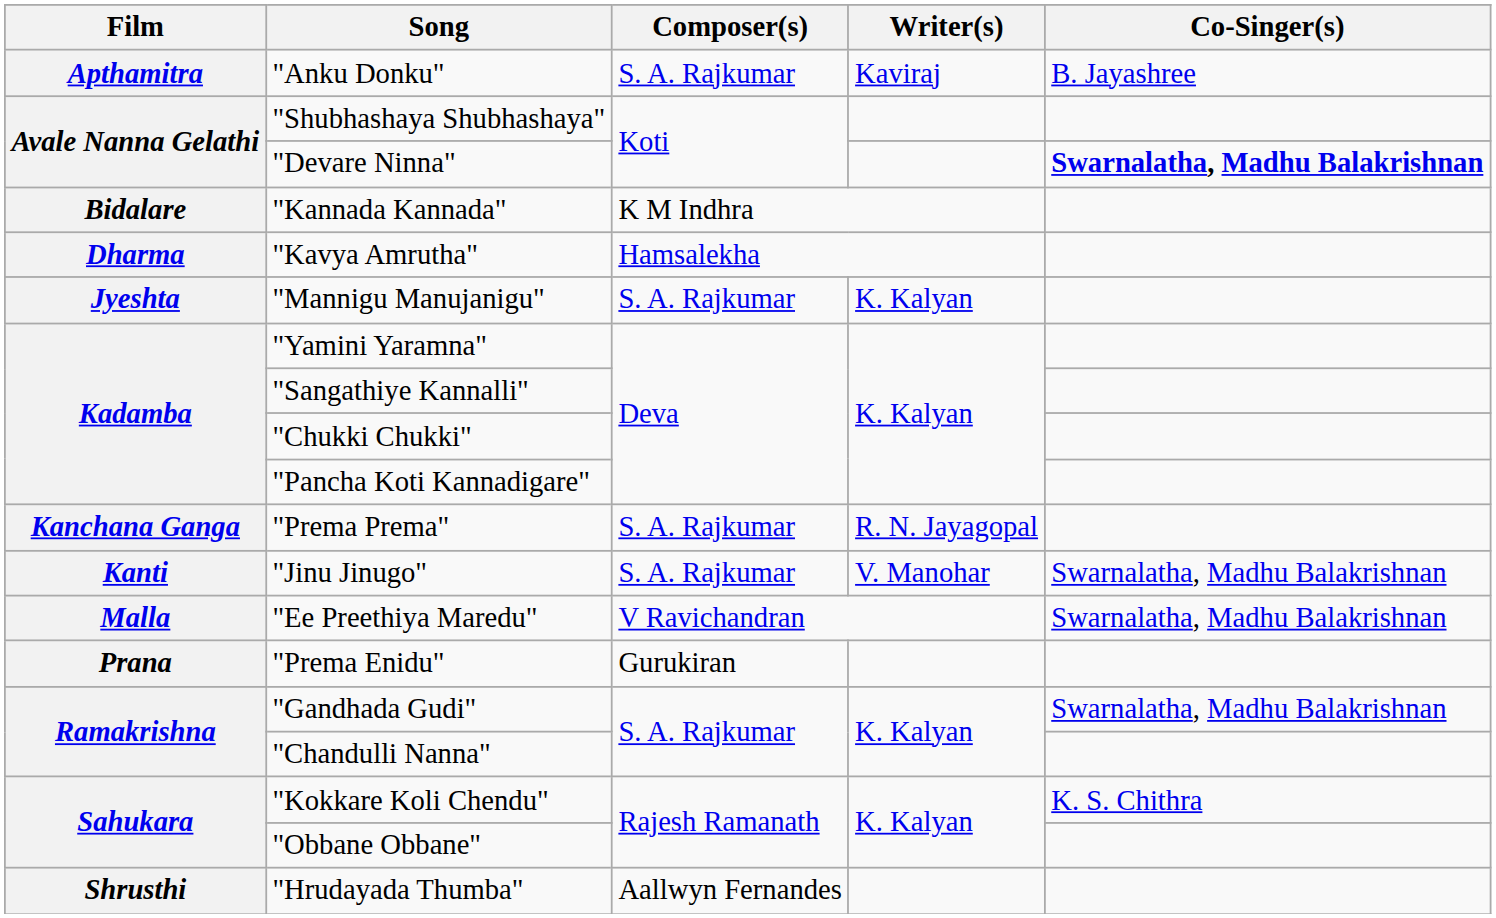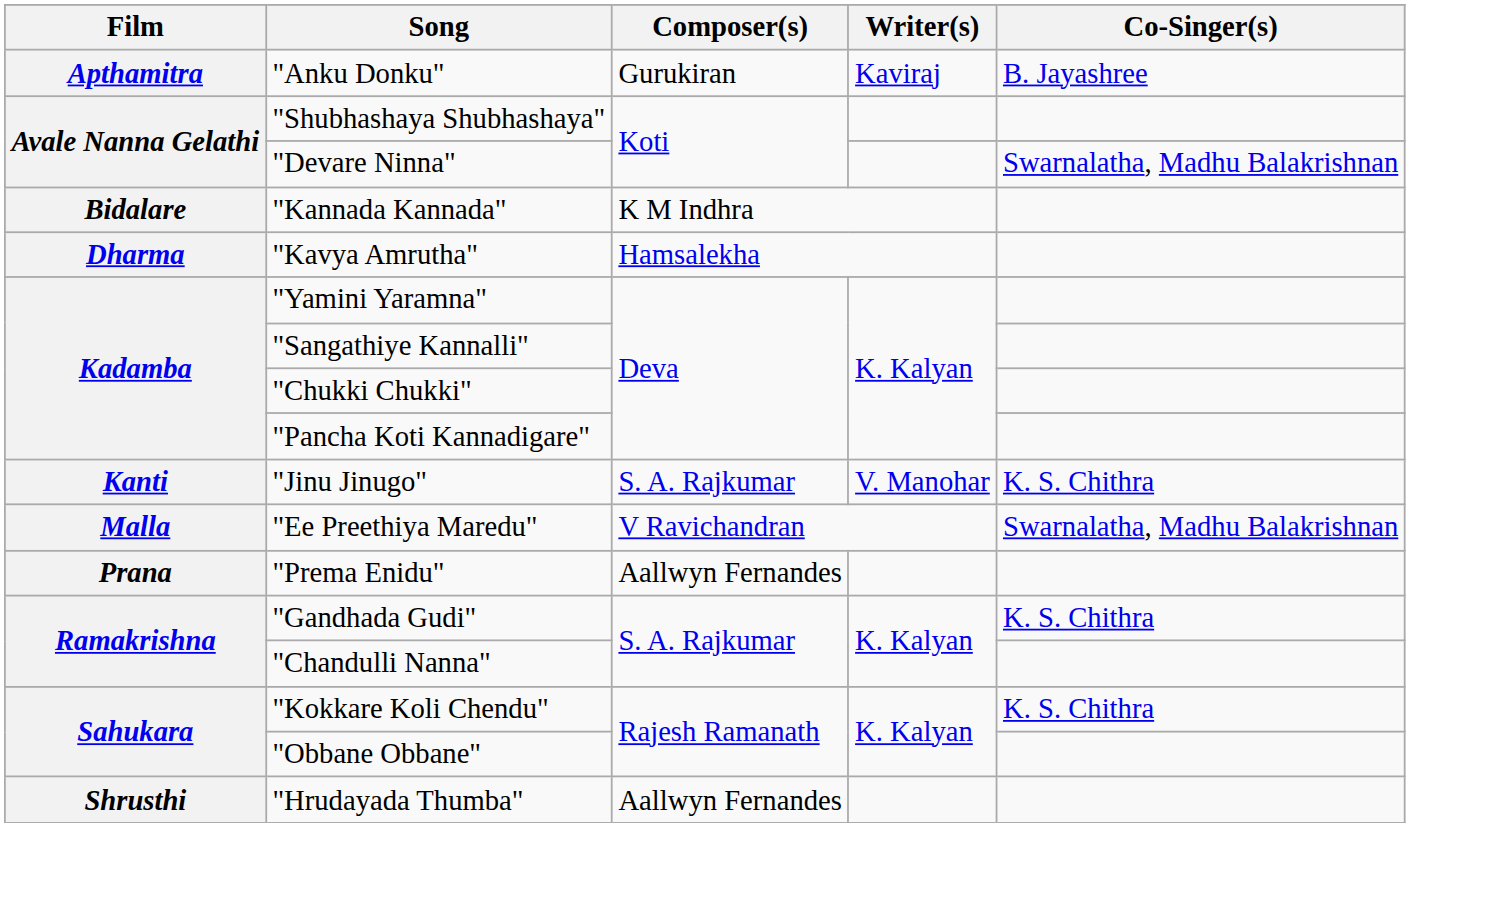(707, 72) S. A. Rajkumar -> (677, 72) Gurukiran
(1267, 163) bold -> (1201, 163) normal
- row: (409, 299)
- row: (361, 526)
(1249, 572) Swarnalatha, Madhu Balakrishnan -> (1079, 481) K. S. Chithra
(677, 663) Gurukiran -> (730, 572) Aallwyn Fernandes
(1249, 708) Swarnalatha, Madhu Balakrishnan -> (1079, 617) K. S. Chithra
